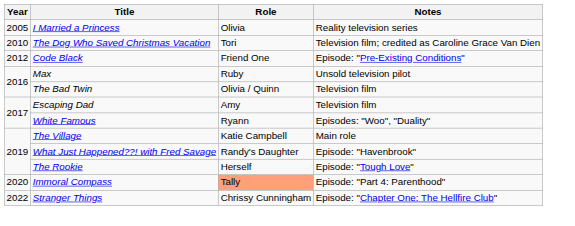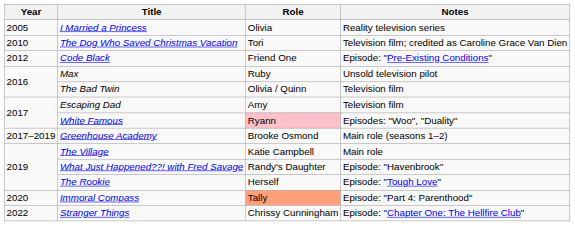(235, 120) no background -> (262, 120) pink background
+ row: (108, 136)
